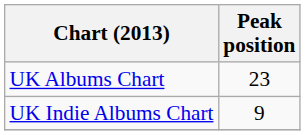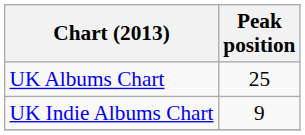(259, 79) 23 -> (259, 79) 25
